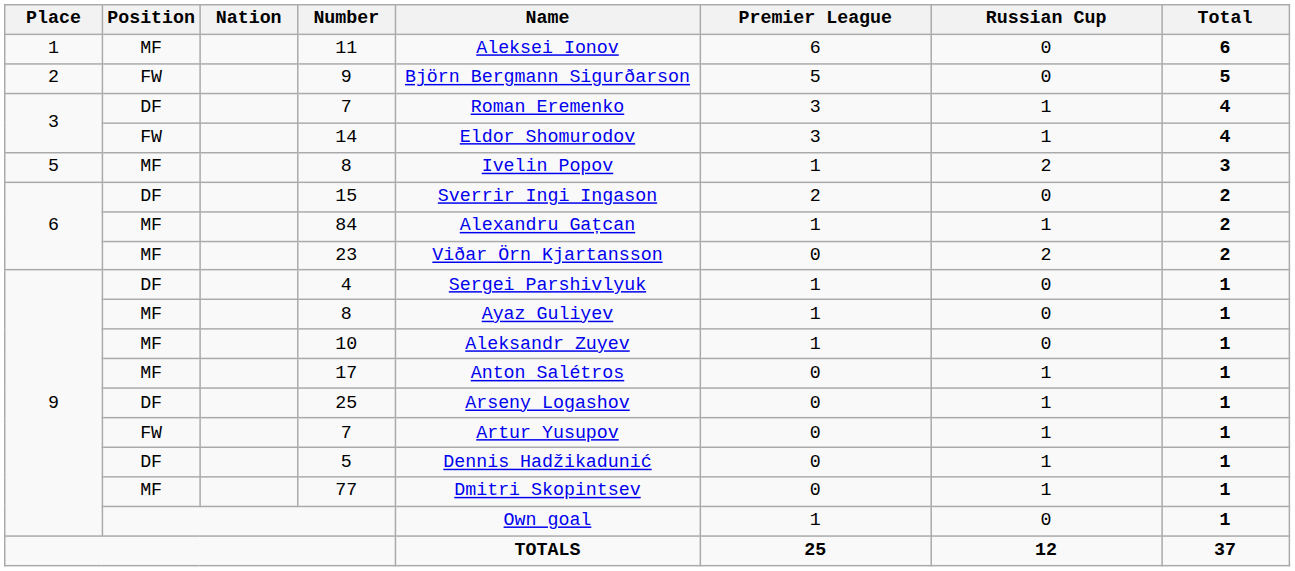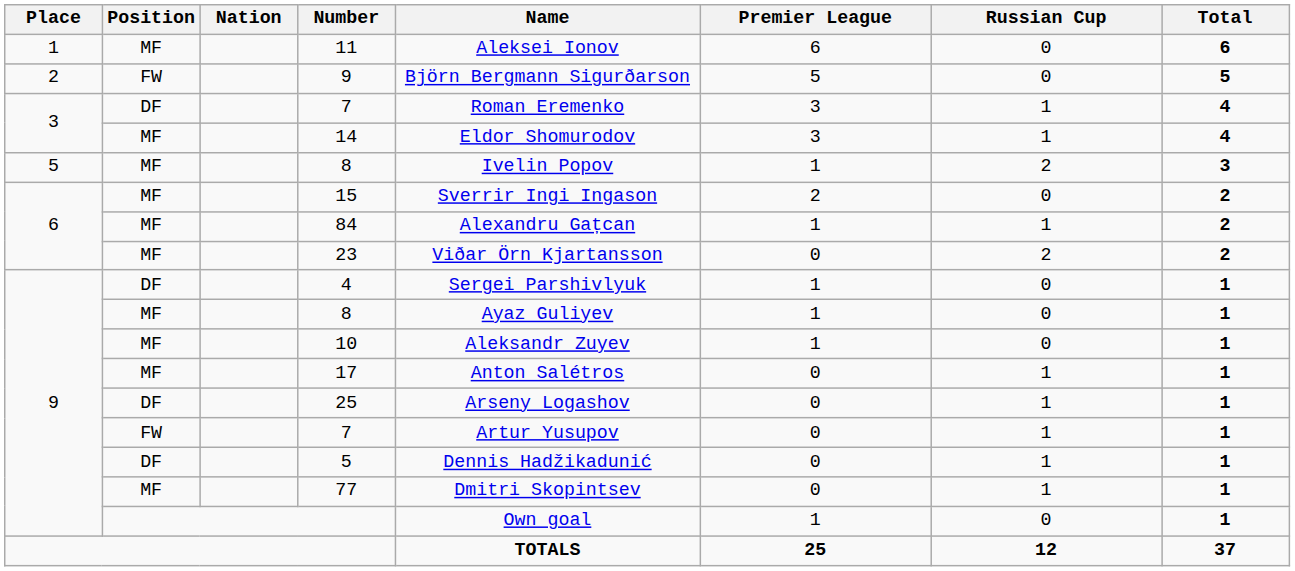(151, 138) FW -> (151, 138) MF
(151, 197) DF -> (151, 197) MF
